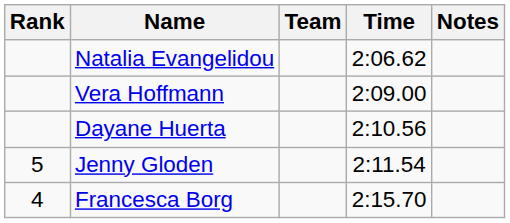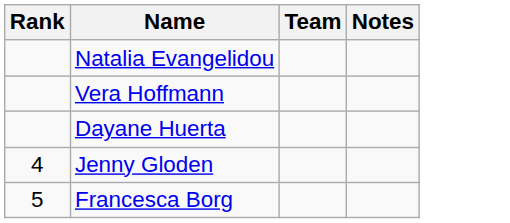- column: (389, 22)
(37, 164) 5 -> (37, 164) 4
(37, 199) 4 -> (37, 199) 5
